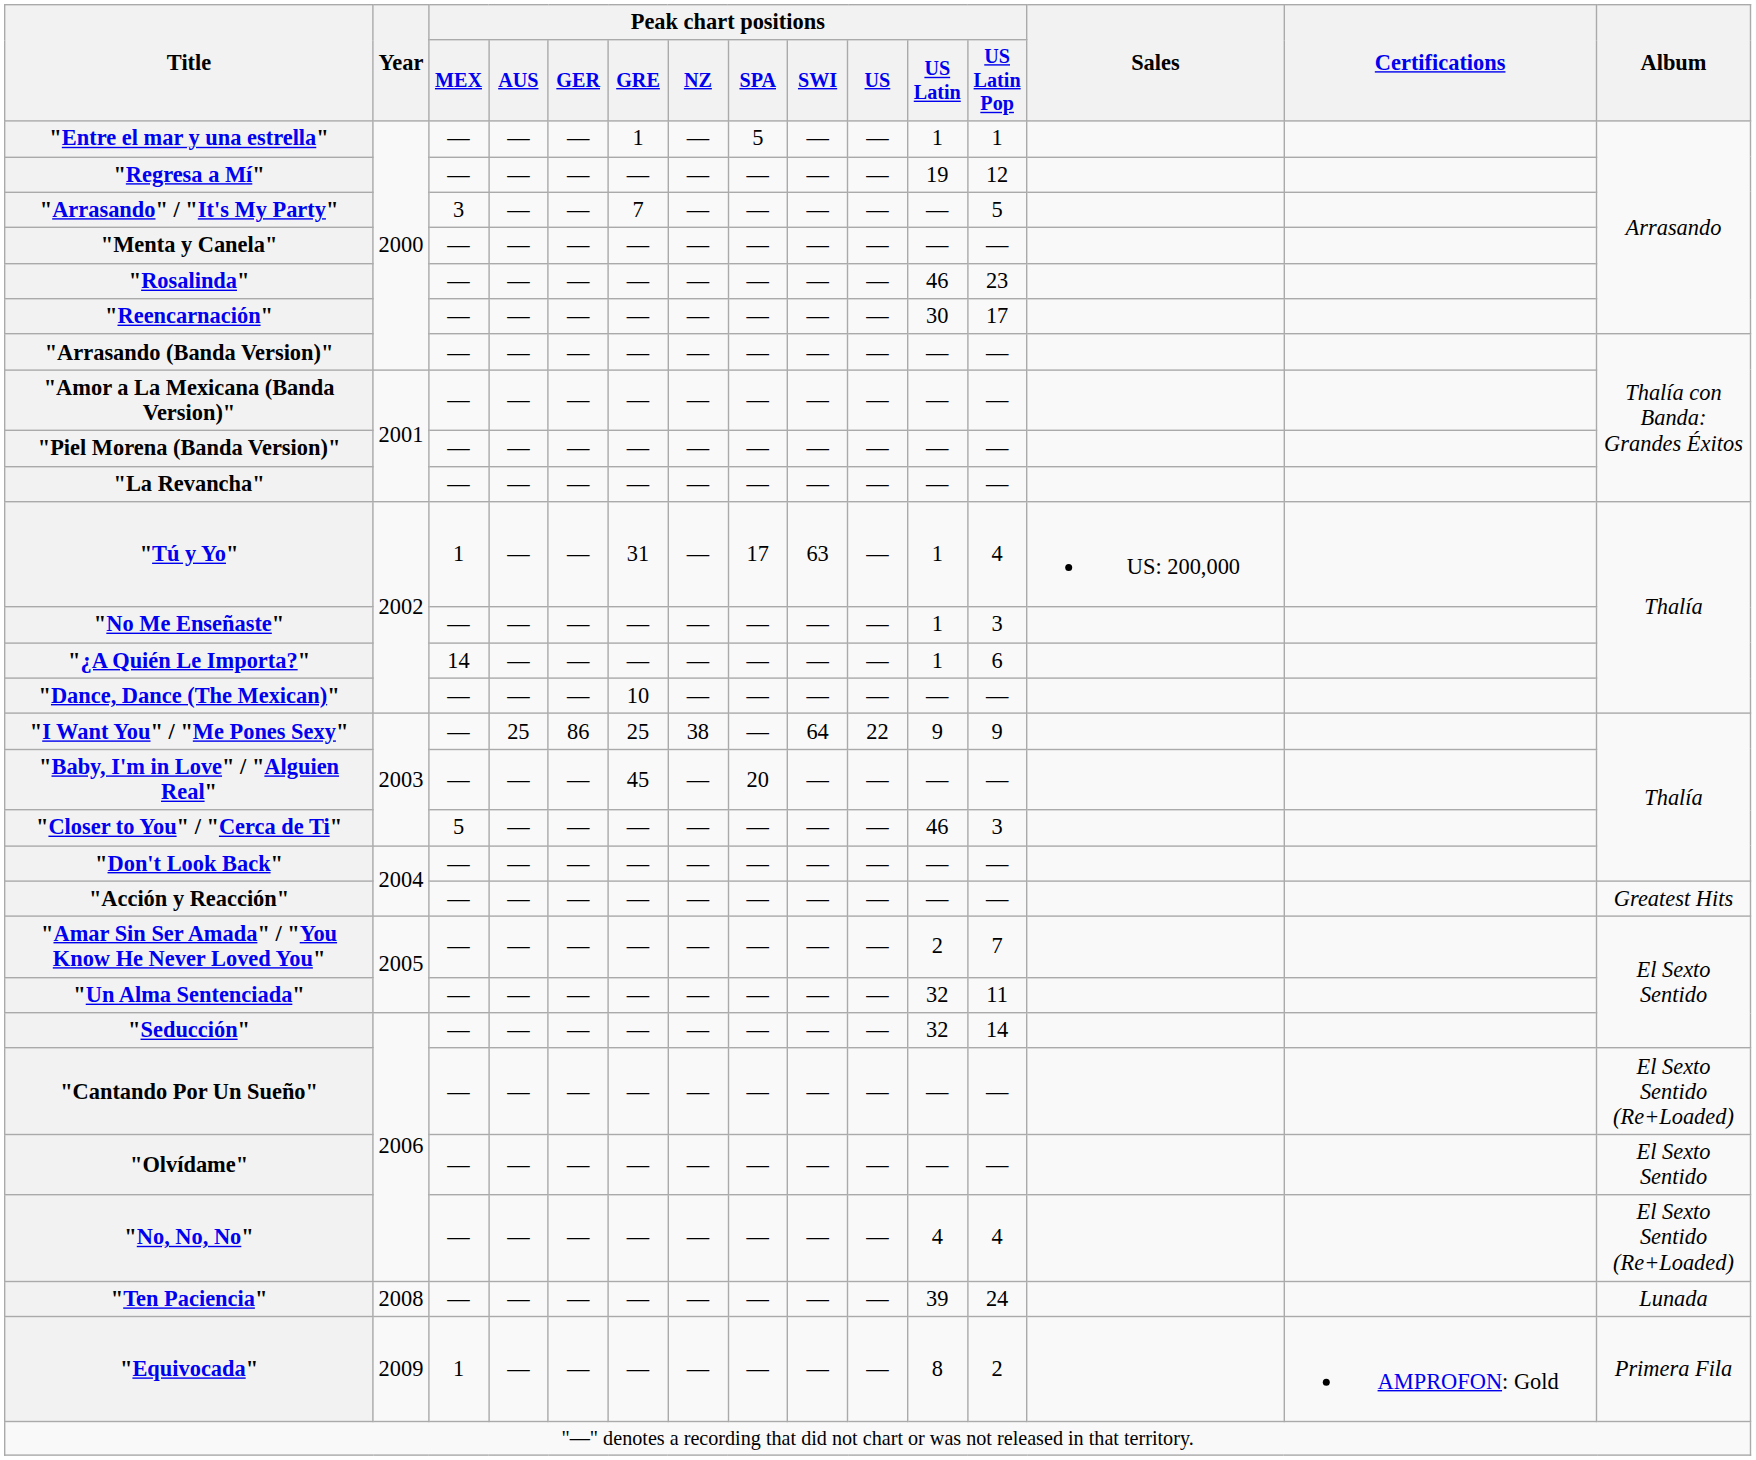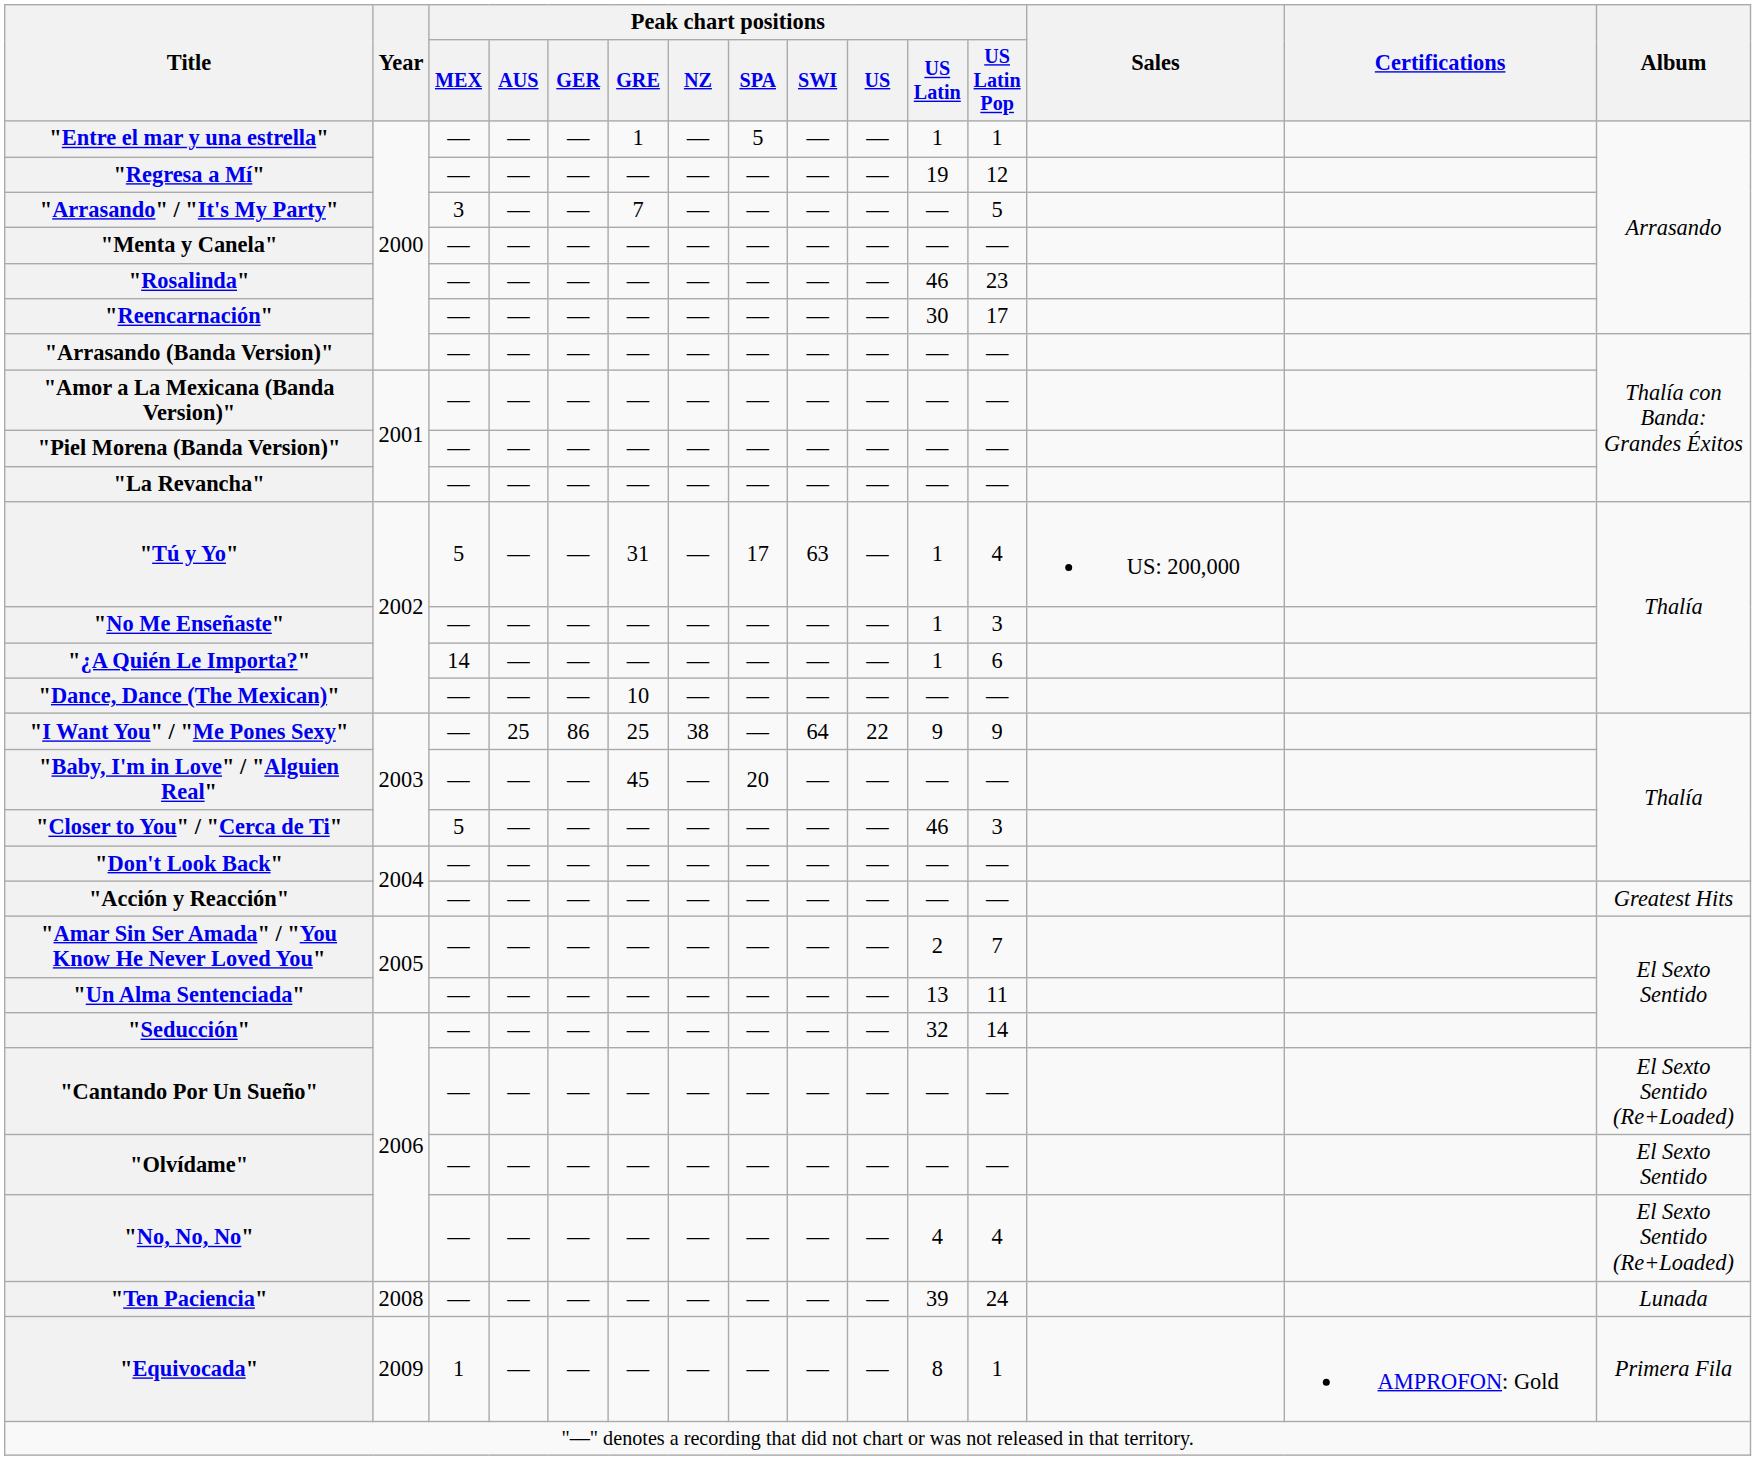(458, 554) 1 -> (458, 554) 5
(937, 994) 32 -> (937, 994) 13
(997, 1368) 2 -> (997, 1368) 1
